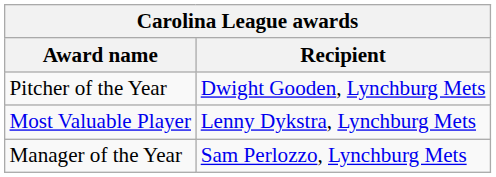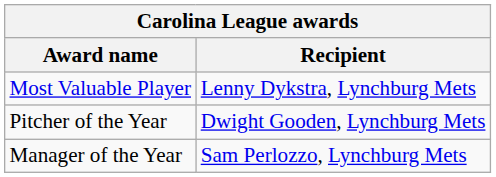rows swapped: (100, 121) <-> (88, 88)
